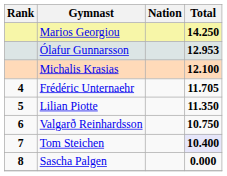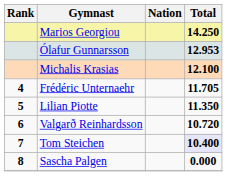(203, 124) 10.750 -> (203, 124) 10.720
